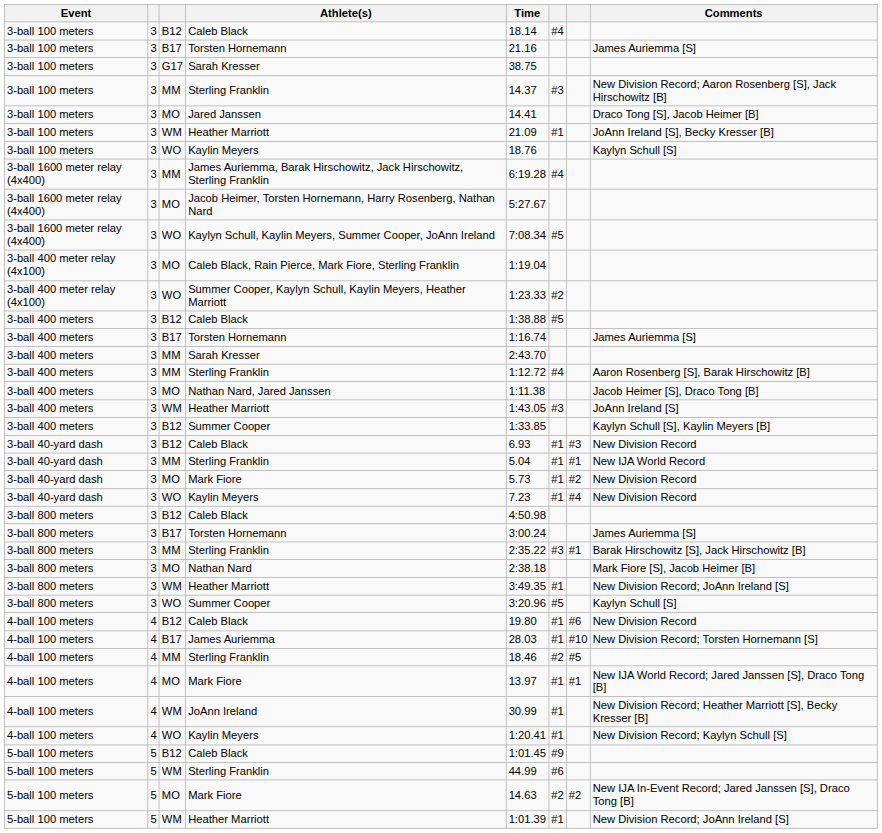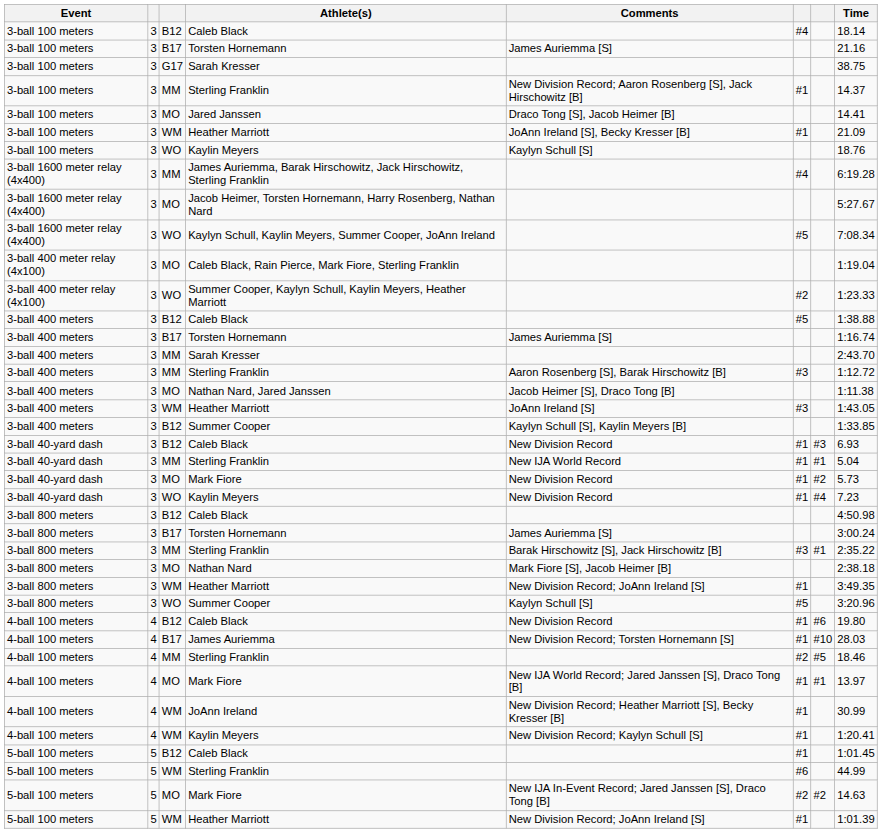columns swapped: (527, 13) <-> (734, 13)
(557, 90) #3 -> (802, 90) #1
(557, 373) #4 -> (802, 373) #3
(171, 735) WO -> (172, 735) WM
(557, 753) #9 -> (802, 753) #1
